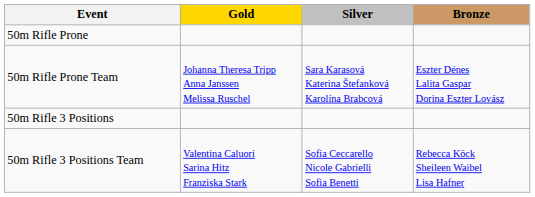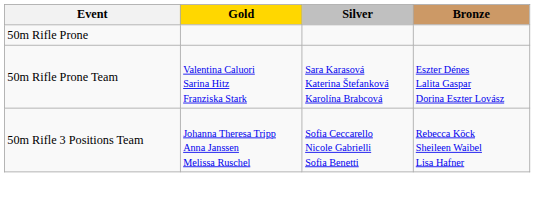(230, 85) Johanna Theresa Tripp Anna Janssen Melissa Ruschel -> (219, 85) Valentina Caluori Sarina Hitz Franziska Stark
- row: (60, 118)
(219, 168) Valentina Caluori Sarina Hitz Franziska Stark -> (230, 148) Johanna Theresa Tripp Anna Janssen Melissa Ruschel
